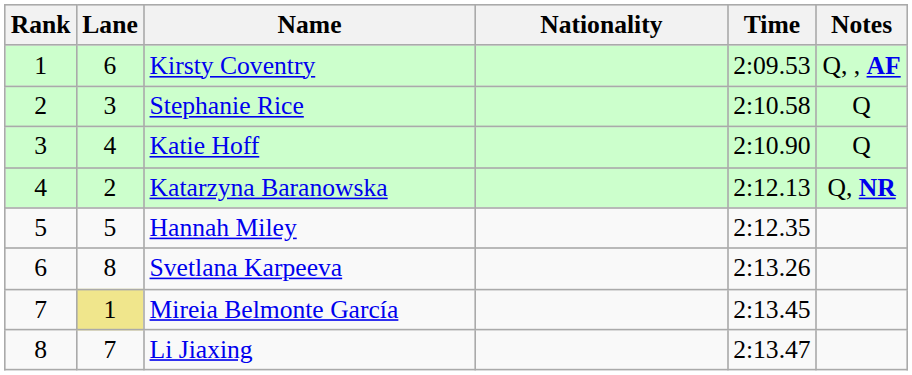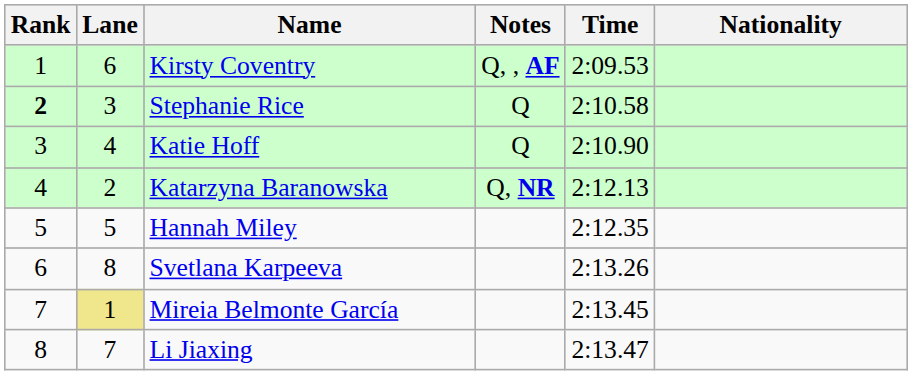columns swapped: (601, 24) <-> (862, 24)
(41, 106) normal -> (41, 106) bold
